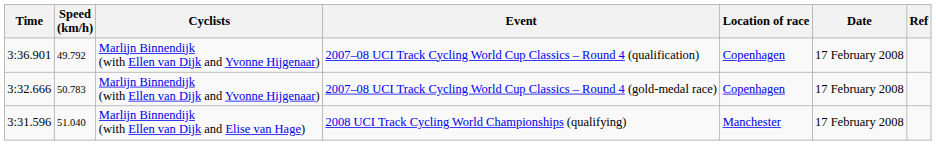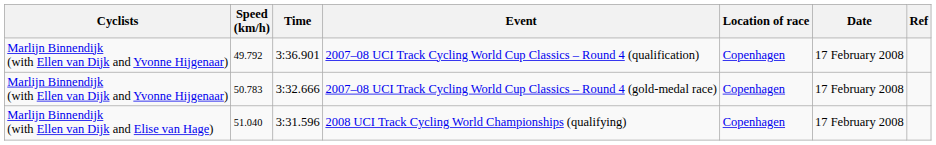columns swapped: (29, 21) <-> (209, 21)
(752, 122) Manchester -> (754, 122) Copenhagen
